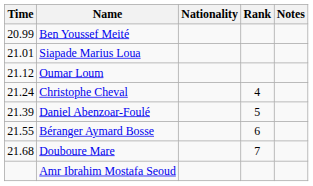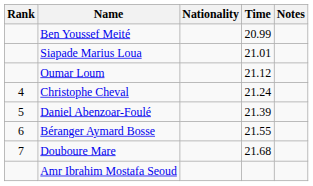columns swapped: (257, 14) <-> (20, 14)
